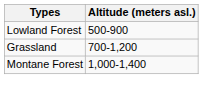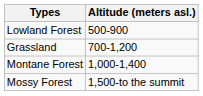+ row: (39, 82)
